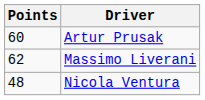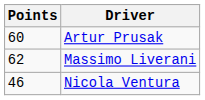(16, 83) 48 -> (16, 83) 46
